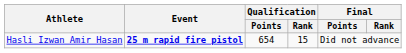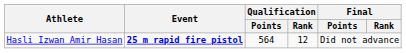(266, 40) 654 -> (266, 40) 564
(303, 40) 15 -> (303, 40) 12
